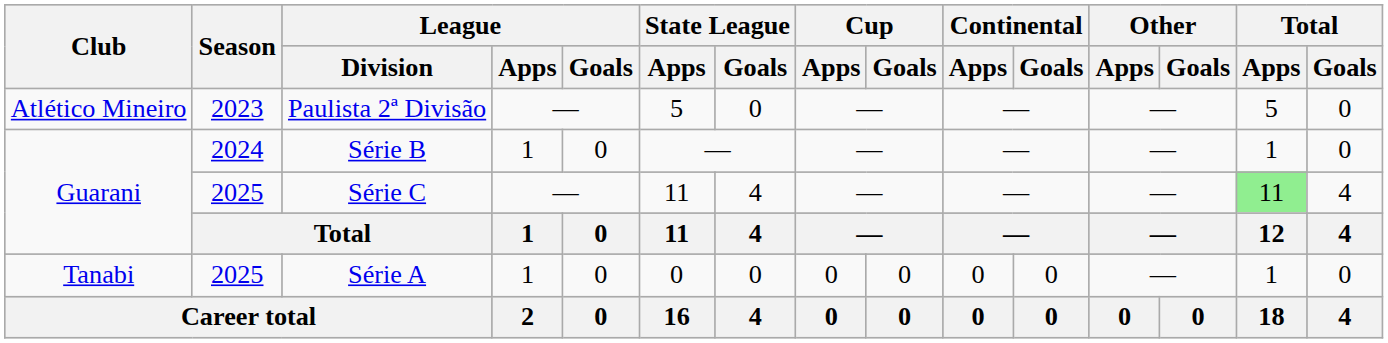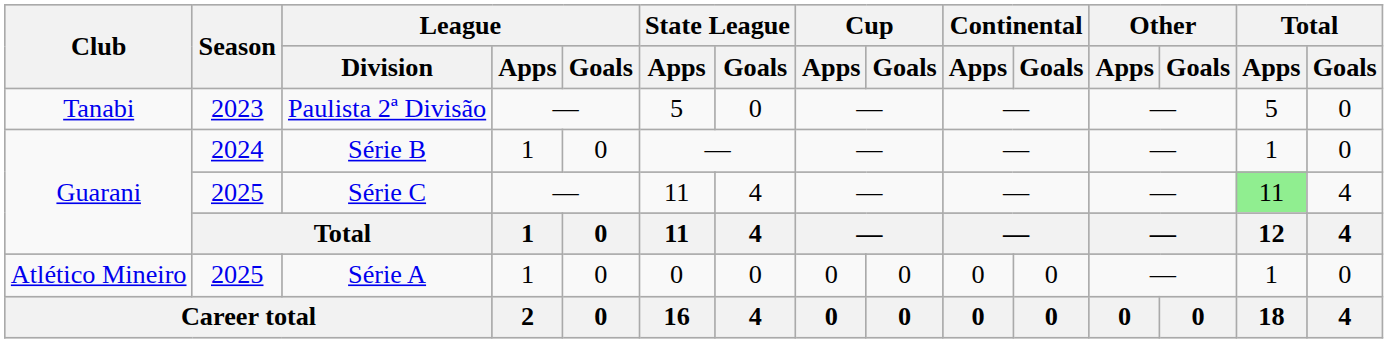(99, 108) Atlético Mineiro -> (99, 108) Tanabi
(99, 274) Tanabi -> (99, 274) Atlético Mineiro
